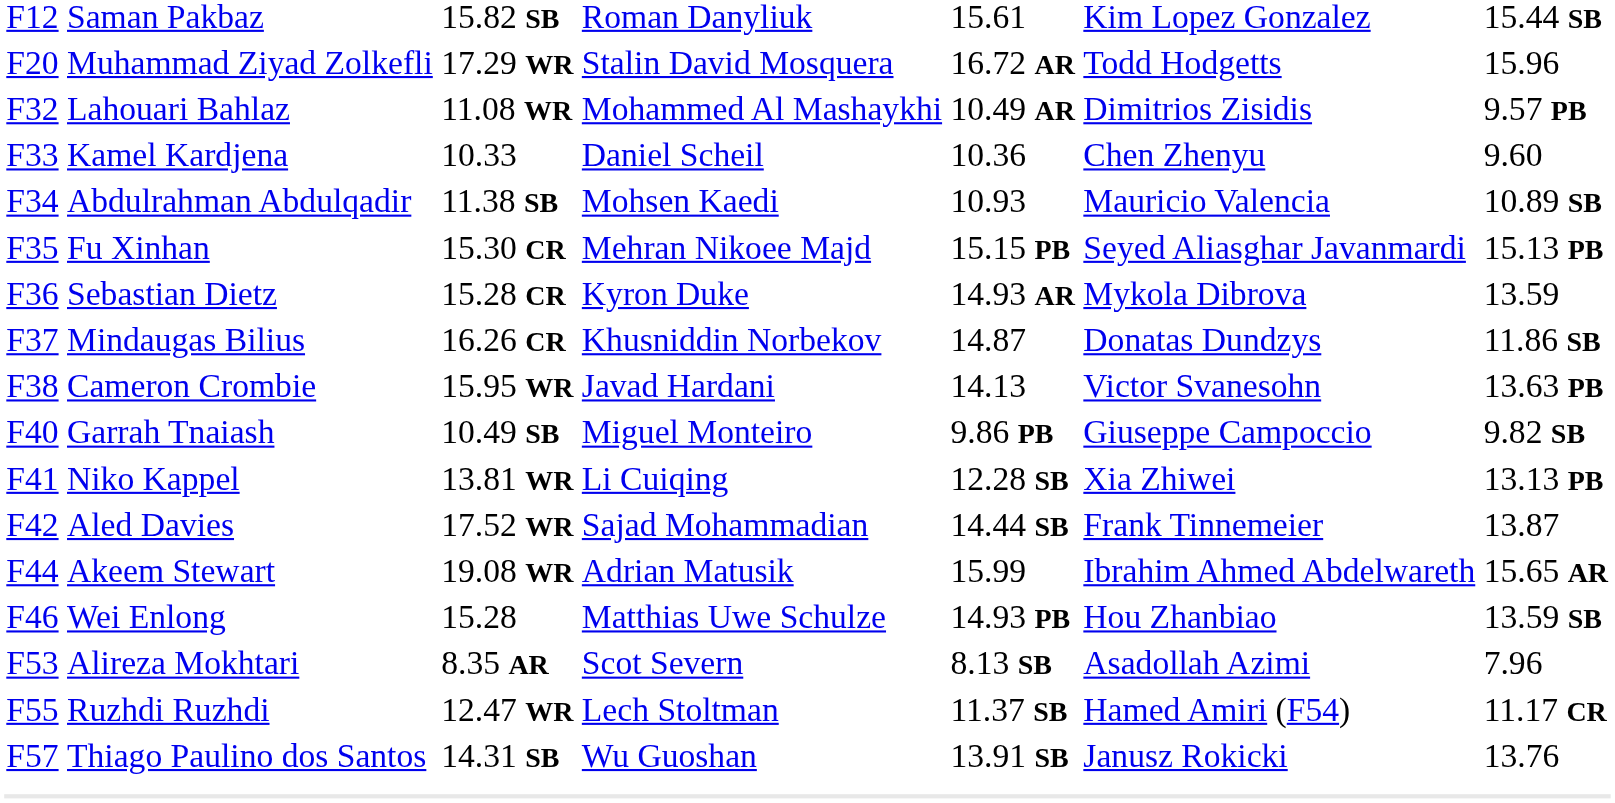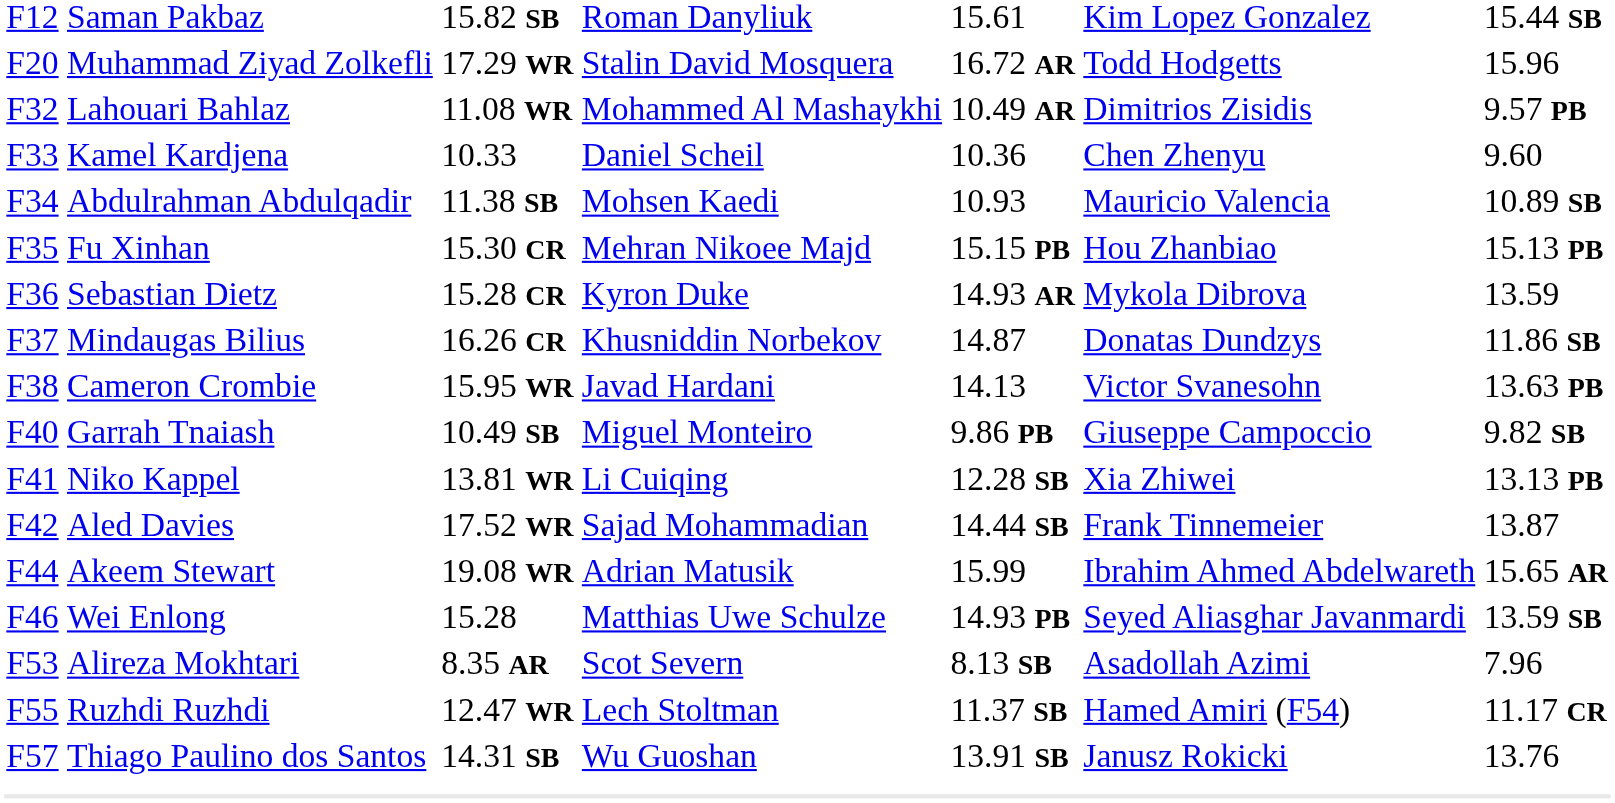(1275, 247) Seyed Aliasghar Javanmardi -> (1180, 247) Hou Zhanbiao
(1180, 617) Hou Zhanbiao -> (1275, 617) Seyed Aliasghar Javanmardi
